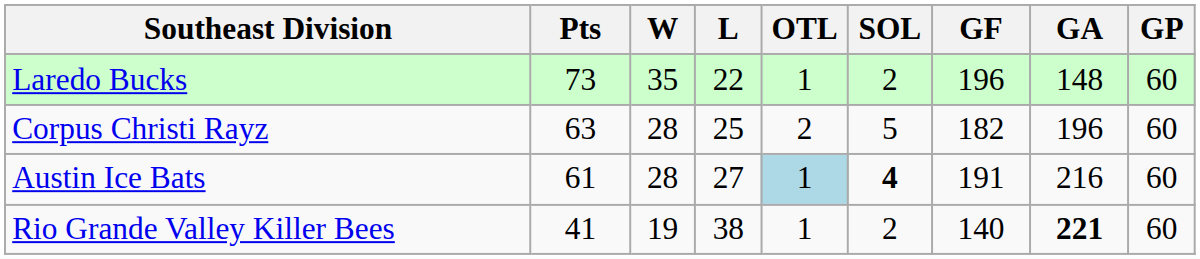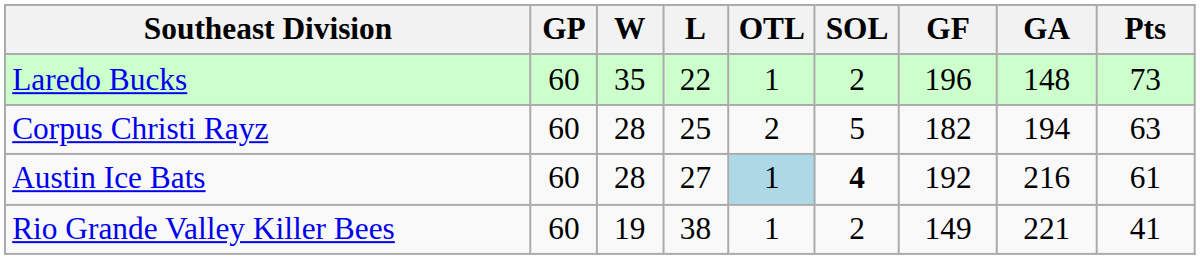columns swapped: (1162, 29) <-> (580, 29)
(1080, 128) 196 -> (1047, 128) 194
(981, 178) 191 -> (948, 178) 192
(981, 228) 140 -> (948, 228) 149
(1080, 228) bold -> (1047, 228) normal
